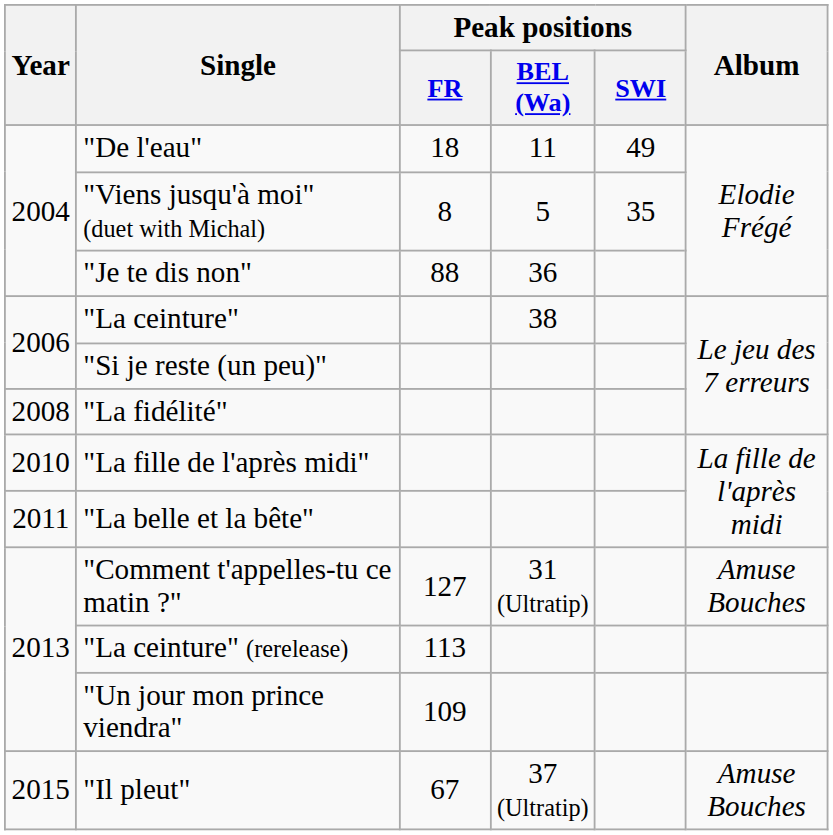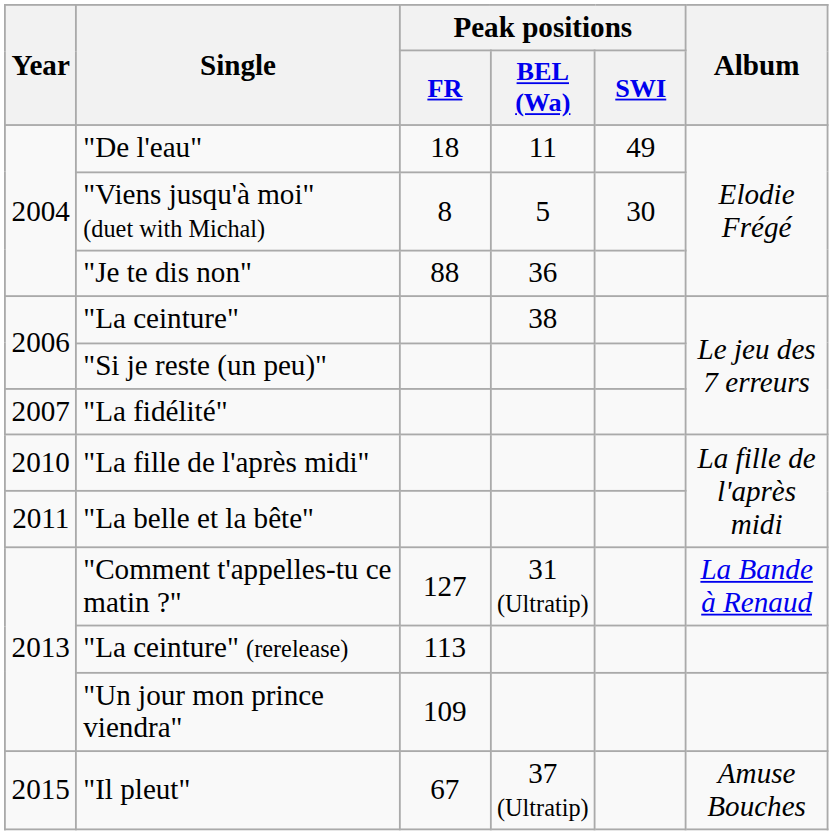(641, 210) 35 -> (641, 210) 30
(41, 411) 2008 -> (41, 411) 2007
(757, 585) Amuse Bouches -> (757, 585) La Bande à Renaud
